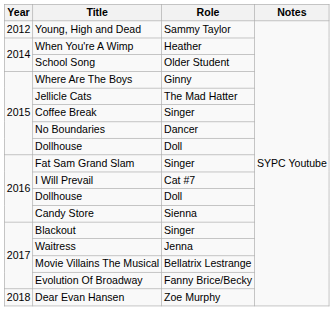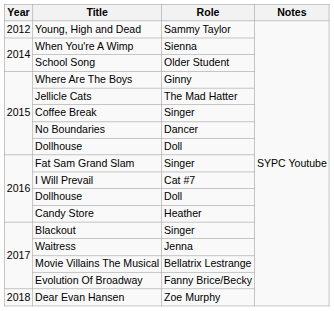(183, 46) Heather -> (180, 46) Sienna
(180, 213) Sienna -> (183, 213) Heather
